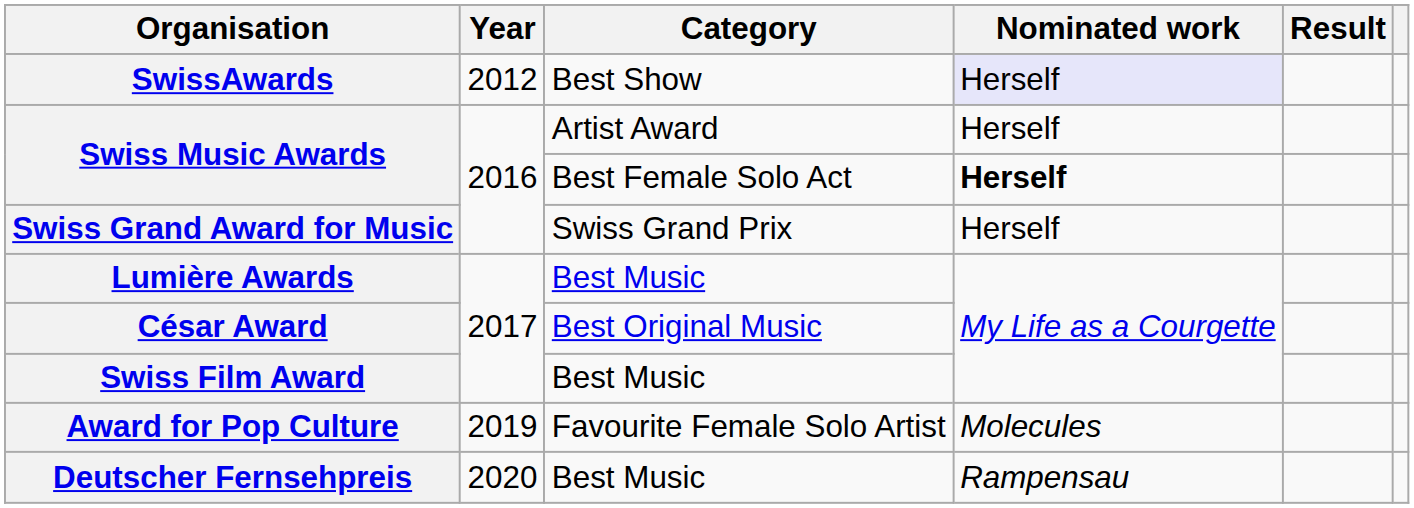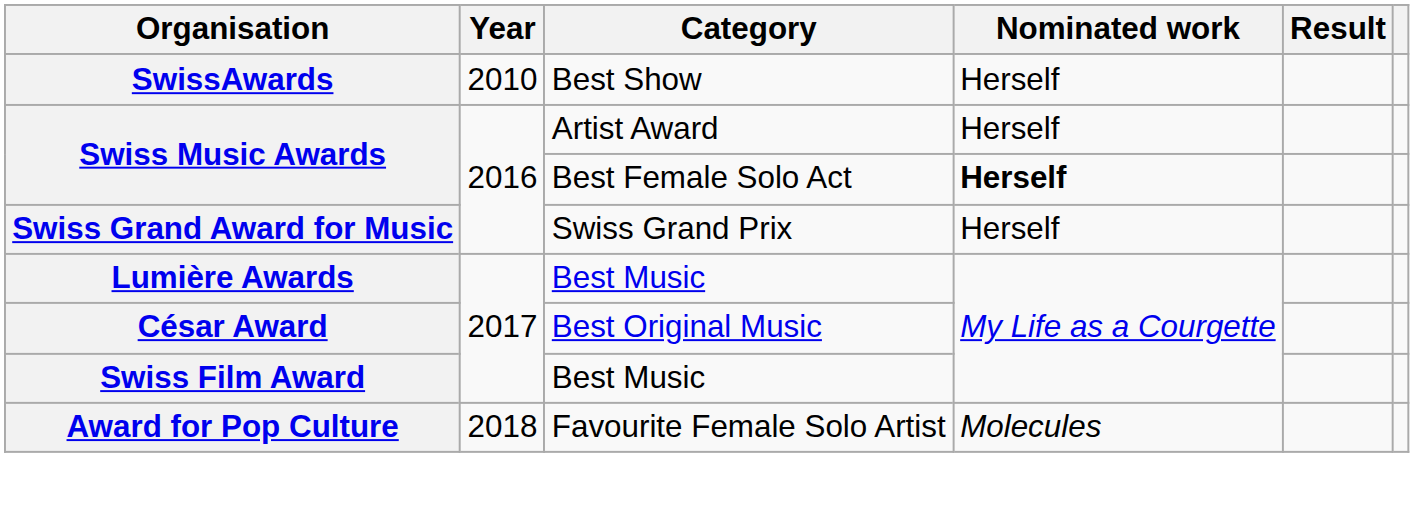(502, 79) 2012 -> (502, 79) 2010
(1010, 79) lavender background -> (1010, 79) no background
(502, 427) 2019 -> (502, 427) 2018
- row: (233, 476)
